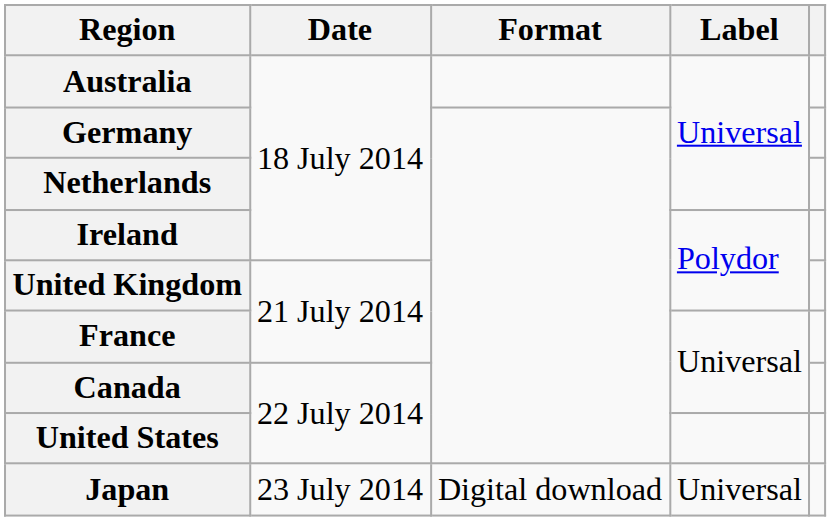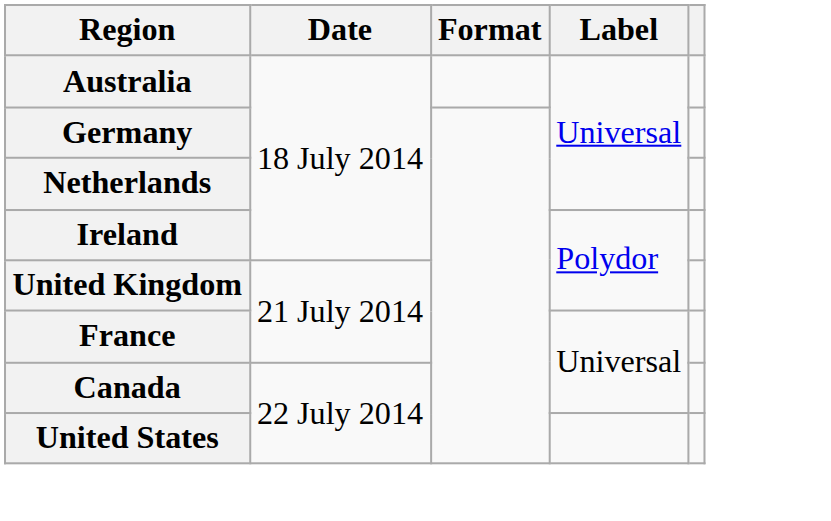- row: (127, 489)
